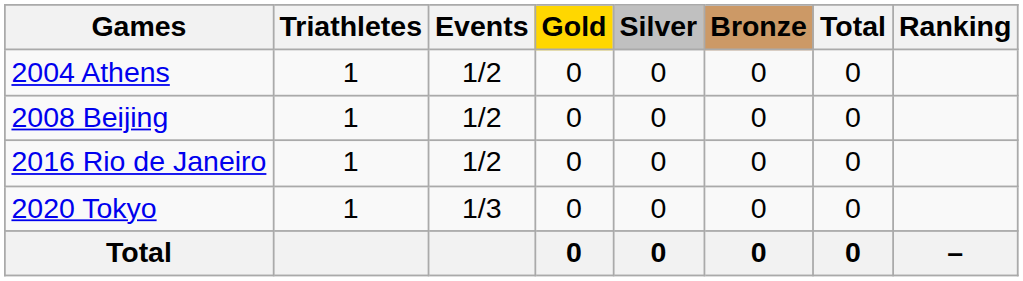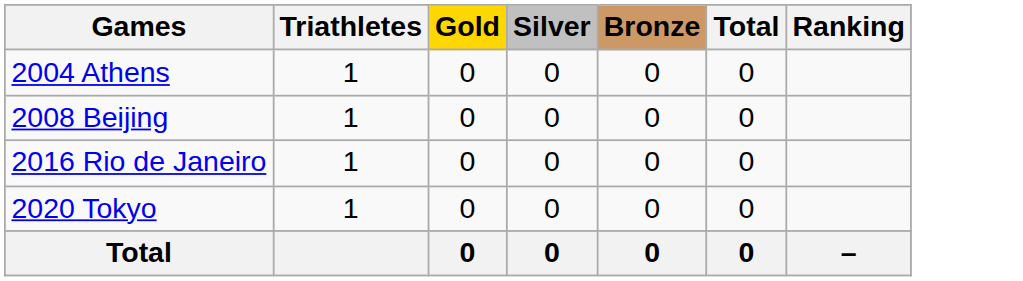- column: (482, 27)
